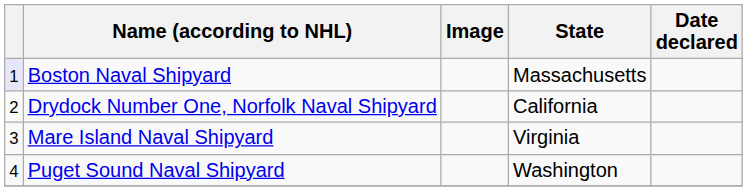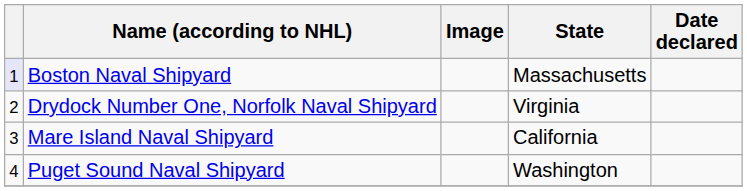(555, 106) California -> (546, 106) Virginia
(546, 138) Virginia -> (555, 138) California
